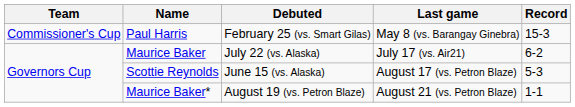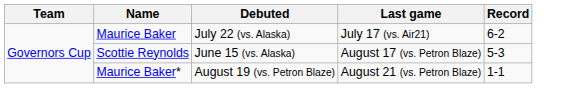- row: (157, 33)
